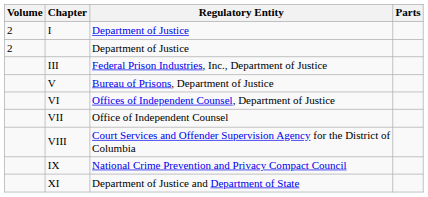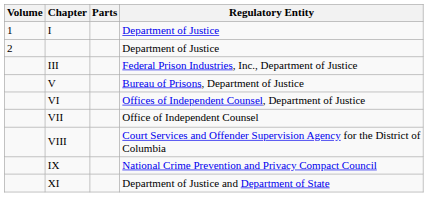columns swapped: (408, 13) <-> (241, 13)
(10, 30) 2 -> (10, 30) 1
